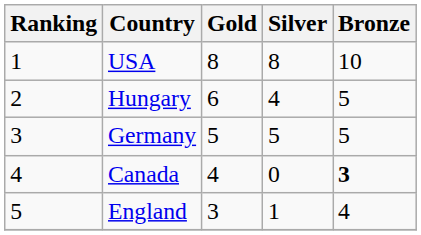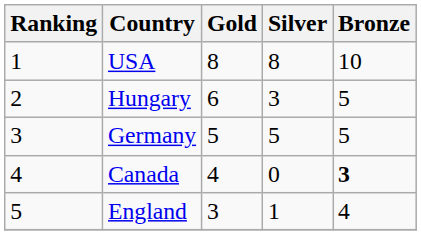(274, 98) 4 -> (274, 98) 3
